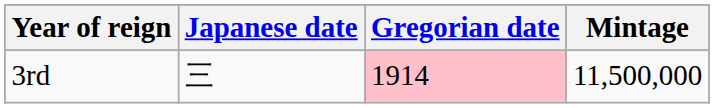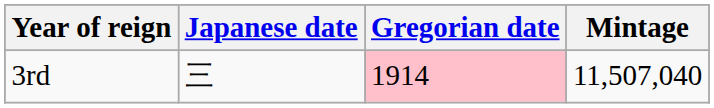(637, 76) 11,500,000 -> (637, 76) 11,507,040
